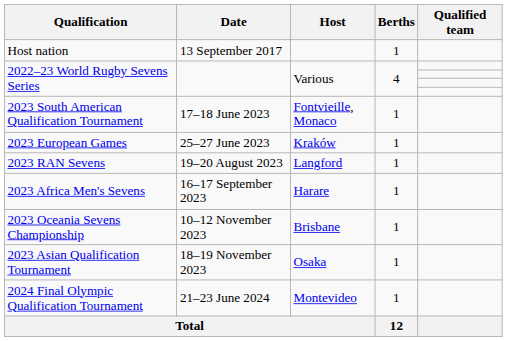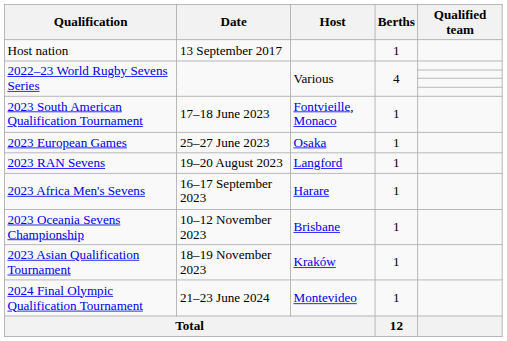(315, 142) Kraków -> (310, 142) Osaka
(310, 262) Osaka -> (315, 262) Kraków
